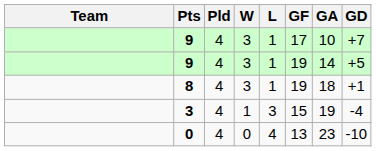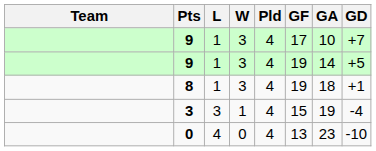columns swapped: (219, 16) <-> (272, 16)
